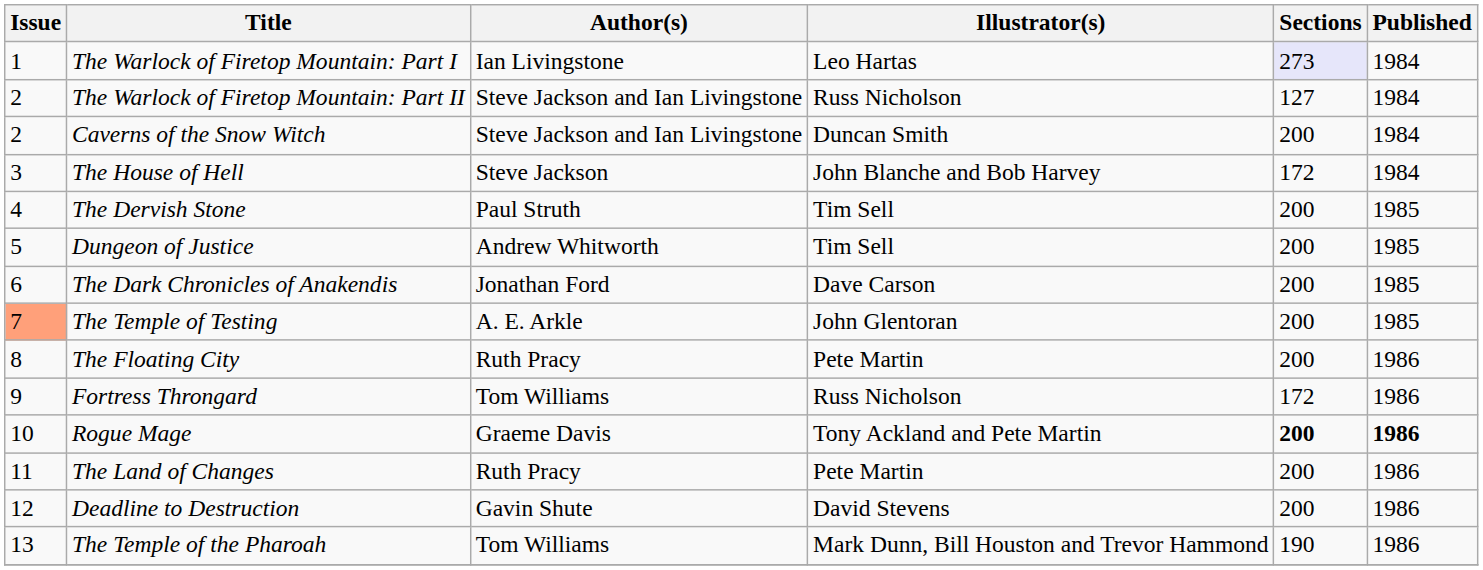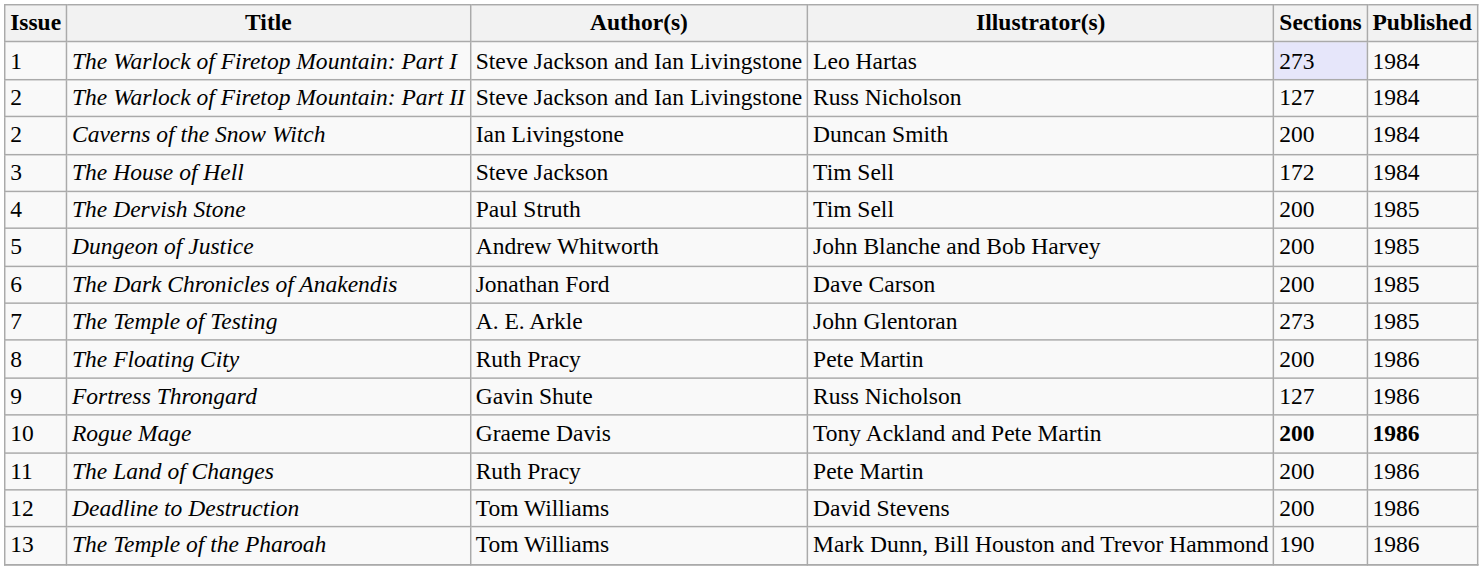(550, 60) Ian Livingstone -> (639, 60) Steve Jackson and Ian Livingstone
(639, 135) Steve Jackson and Ian Livingstone -> (550, 135) Ian Livingstone
(957, 172) John Blanche and Bob Harvey -> (854, 172) Tim Sell
(854, 246) Tim Sell -> (957, 246) John Blanche and Bob Harvey
(16, 321) lightsalmon background -> (16, 321) no background
(1297, 321) 200 -> (1297, 321) 273
(542, 396) Tom Williams -> (534, 396) Gavin Shute
(1297, 396) 172 -> (1297, 396) 127
(534, 508) Gavin Shute -> (542, 508) Tom Williams
